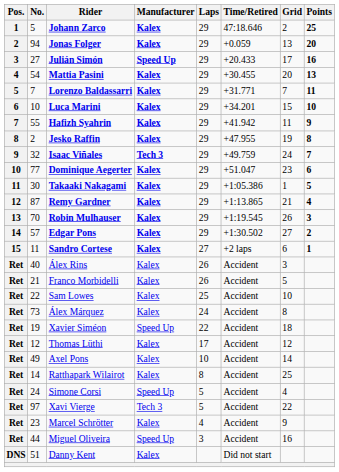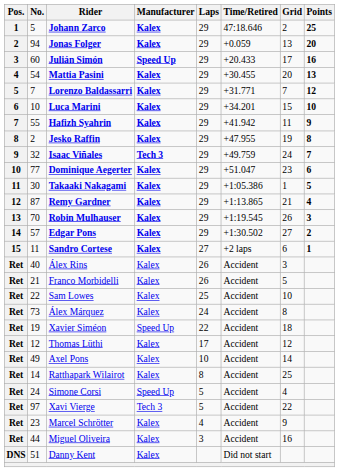(35, 59) 27 -> (35, 59) 60
(311, 91) 11 -> (311, 91) 12
(155, 438) Speed Up -> (148, 438) Kalex
